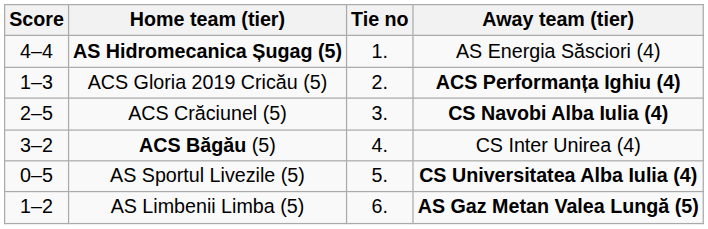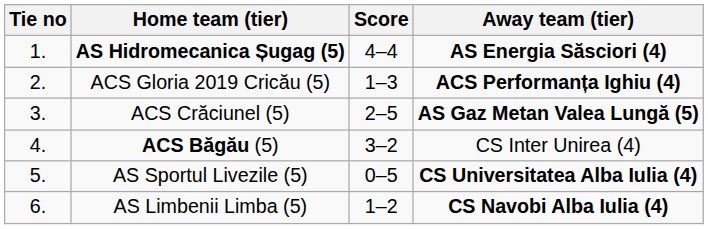columns swapped: (380, 20) <-> (36, 20)
(558, 51) normal -> (558, 51) bold
(558, 113) CS Navobi Alba Iulia (4) -> (558, 113) AS Gaz Metan Valea Lungă (5)
(558, 207) AS Gaz Metan Valea Lungă (5) -> (558, 207) CS Navobi Alba Iulia (4)
